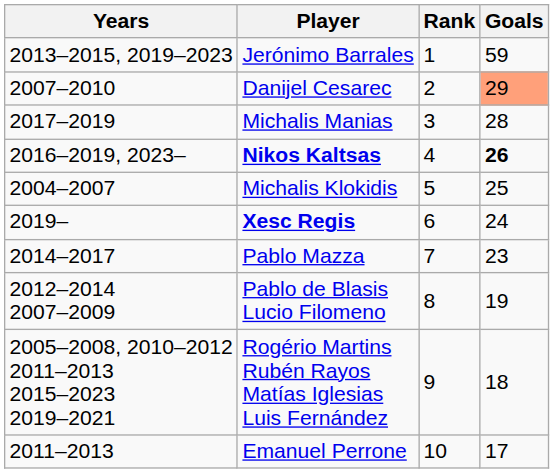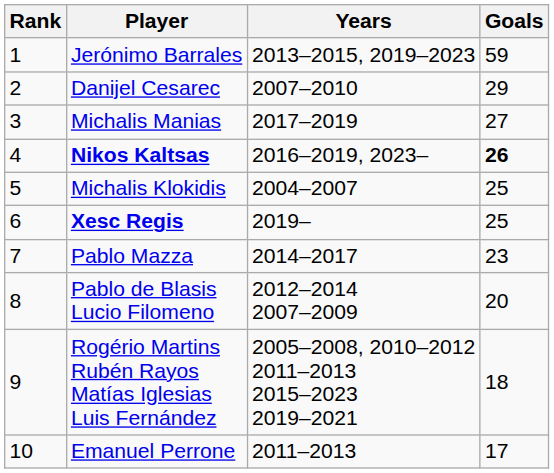columns swapped: (449, 21) <-> (121, 21)
(497, 88) lightsalmon background -> (497, 88) no background
(497, 121) 28 -> (497, 121) 27
(497, 222) 24 -> (497, 222) 25
(497, 301) 19 -> (497, 301) 20
